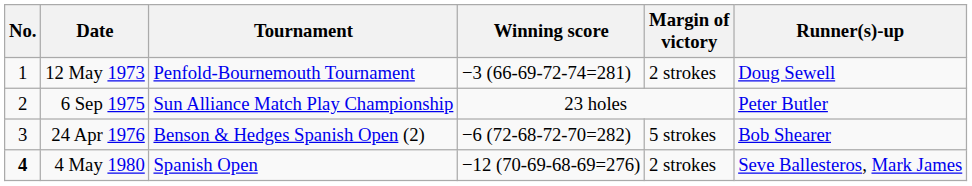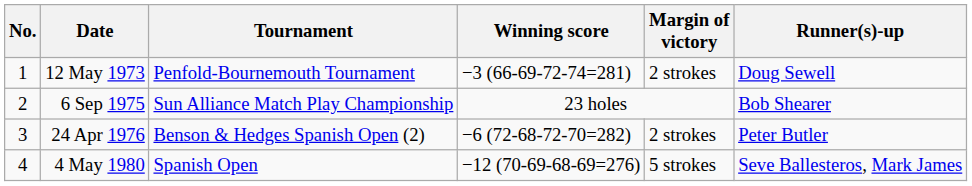(783, 103) Peter Butler -> (785, 103) Bob Shearer
(682, 134) 5 strokes -> (682, 134) 2 strokes
(785, 134) Bob Shearer -> (783, 134) Peter Butler
(23, 165) bold -> (23, 165) normal
(682, 165) 2 strokes -> (682, 165) 5 strokes
